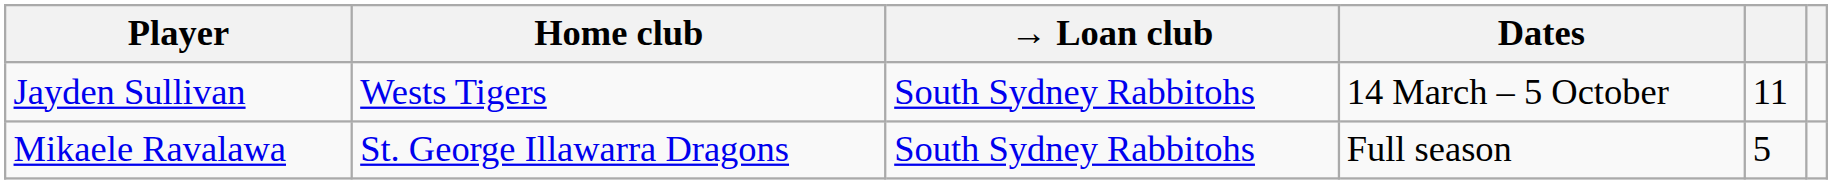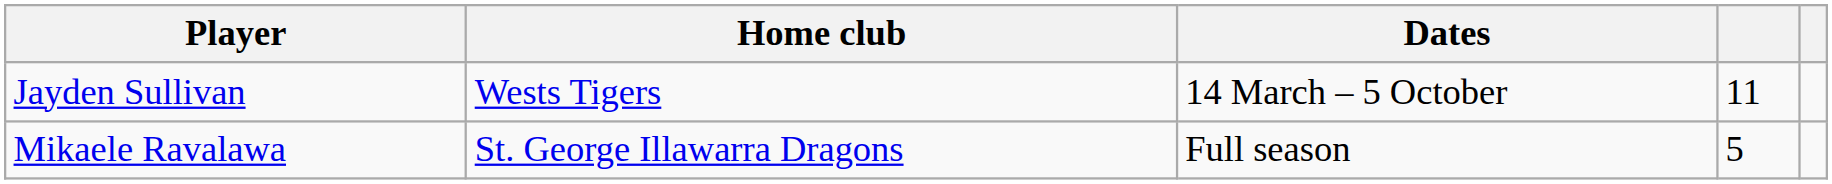- column: (1112, 33)
